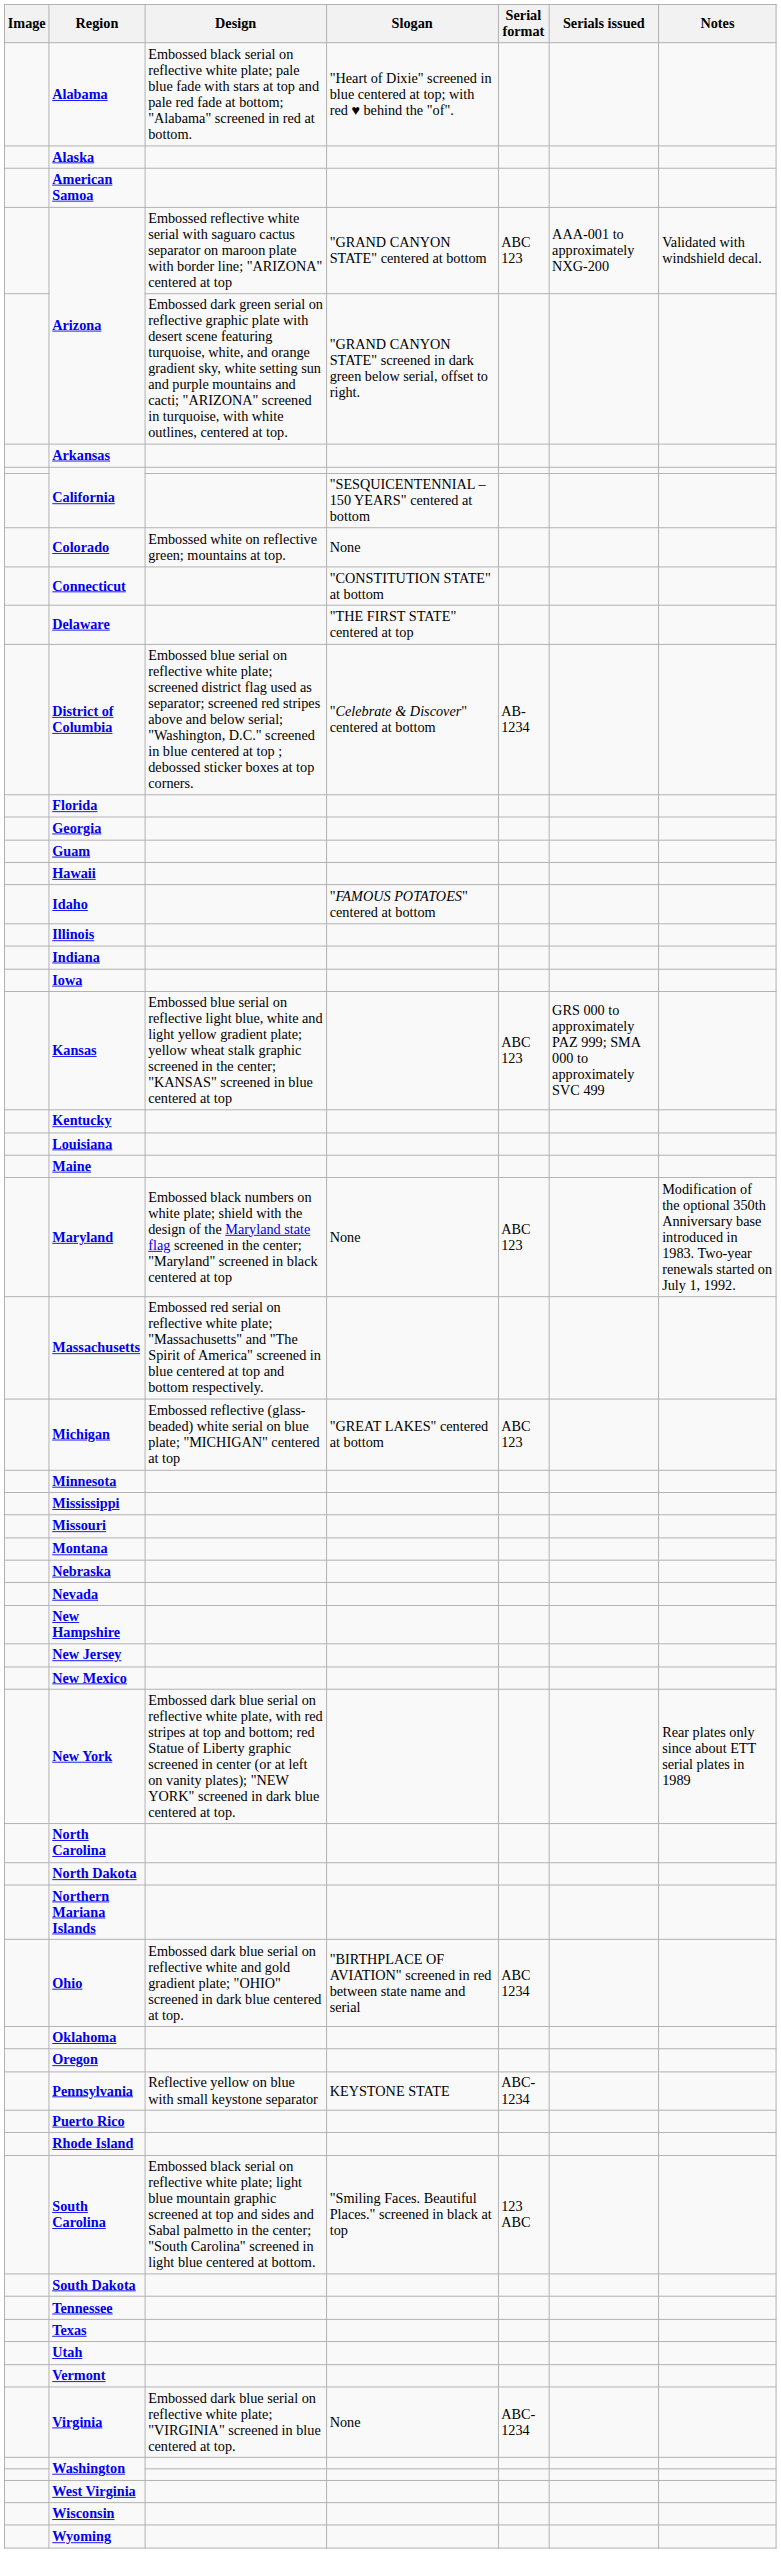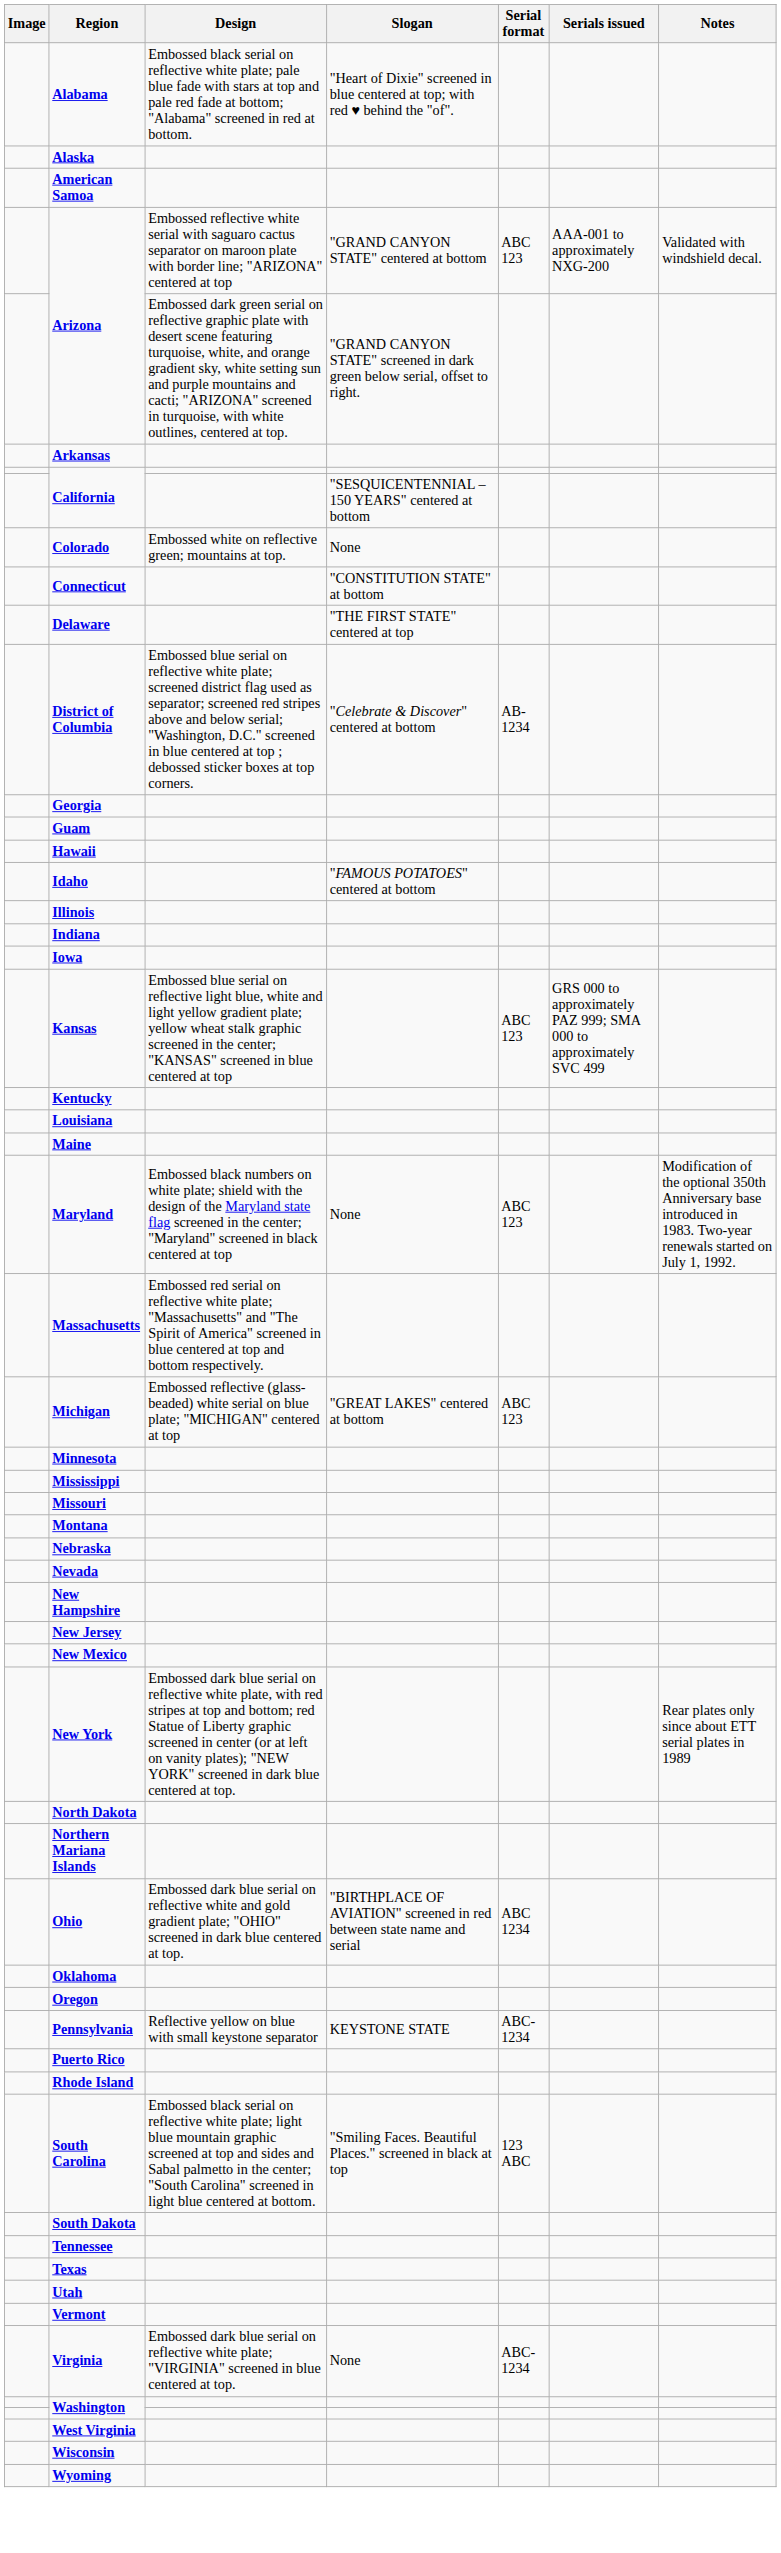- row: (75, 806)
- row: (79, 1843)
